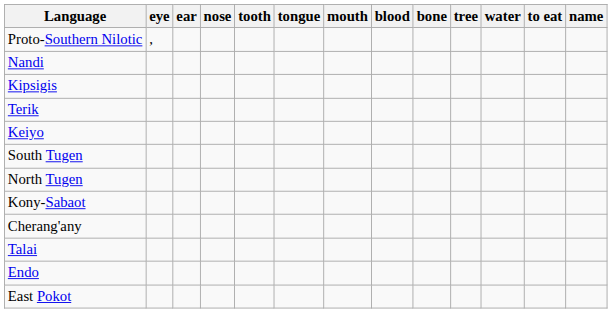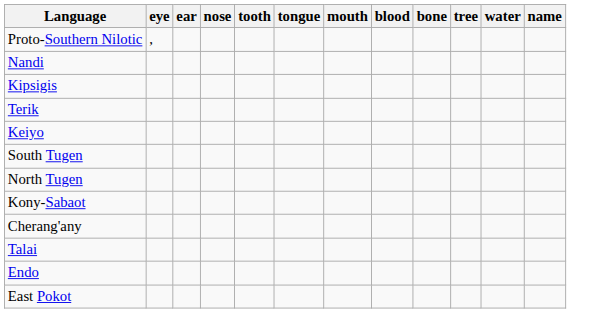- column: (545, 16)
